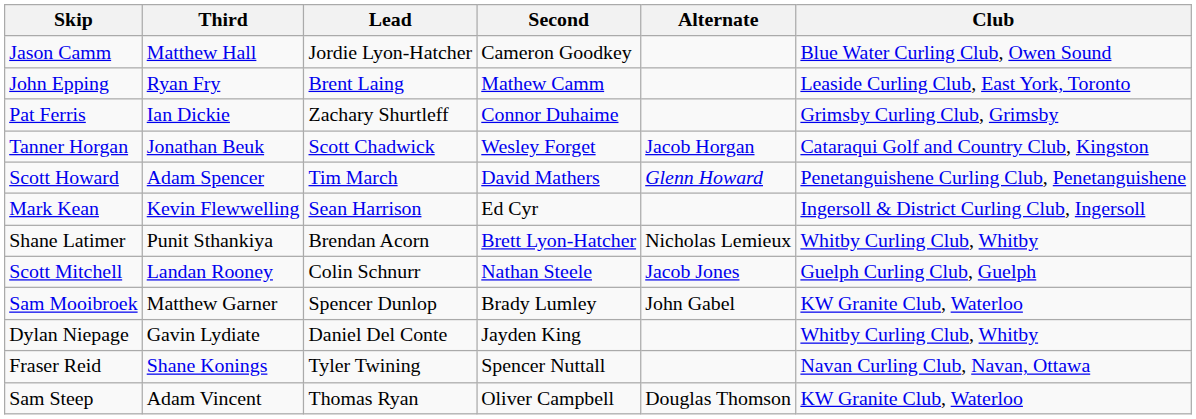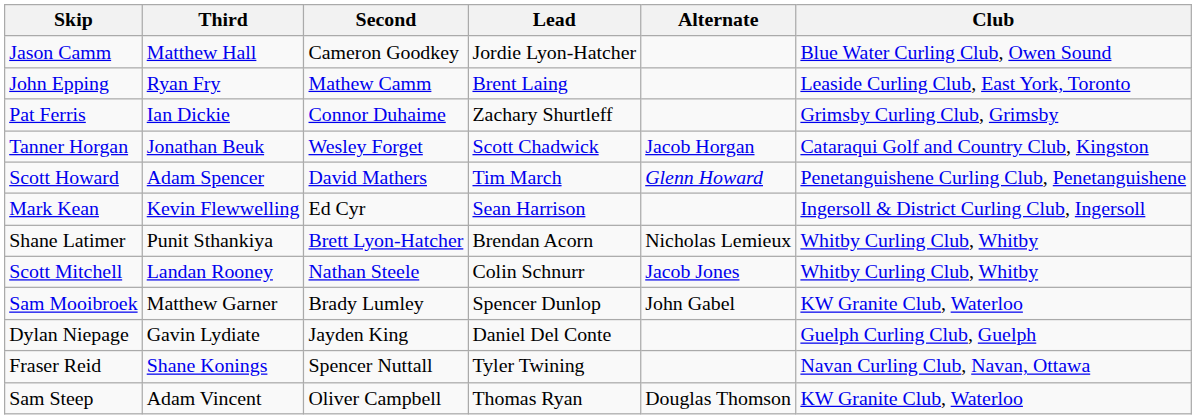columns swapped: (559, 20) <-> (390, 20)
(918, 271) Guelph Curling Club, Guelph -> (919, 271) Whitby Curling Club, Whitby
(919, 334) Whitby Curling Club, Whitby -> (918, 334) Guelph Curling Club, Guelph
